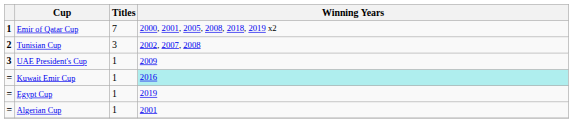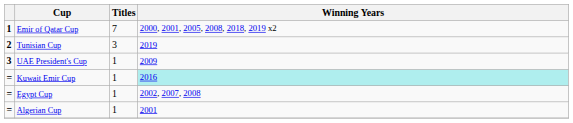(170, 45) 2002, 2007, 2008 -> (149, 45) 2019
(149, 94) 2019 -> (170, 94) 2002, 2007, 2008
